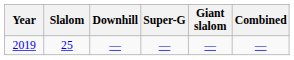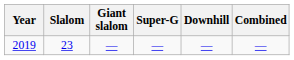columns swapped: (210, 20) <-> (115, 20)
(67, 45) 25 -> (67, 45) 23
